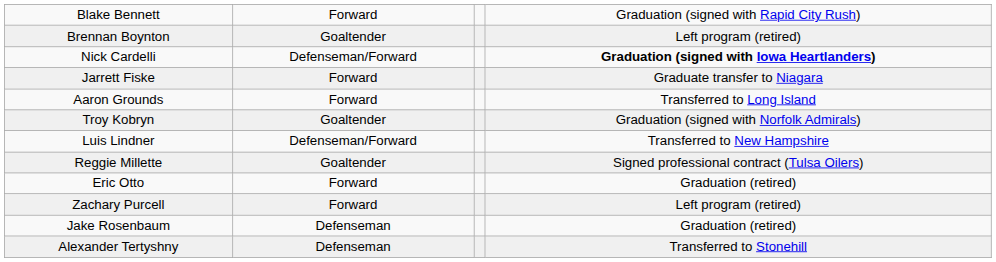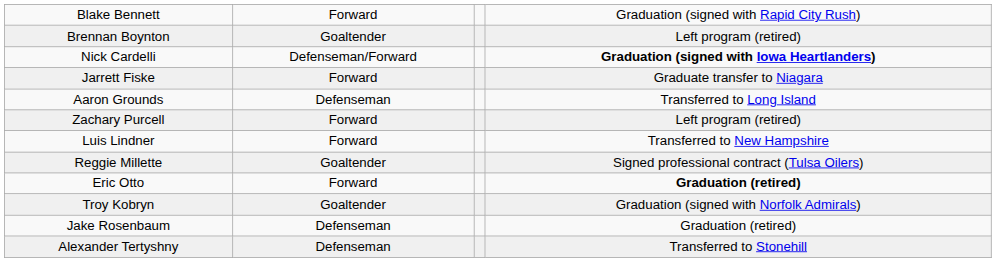(353, 99) Forward -> (353, 99) Defenseman
rows swapped: (118, 120) <-> (118, 204)
(353, 141) Defenseman/Forward -> (353, 141) Forward
(738, 183) normal -> (738, 183) bold
